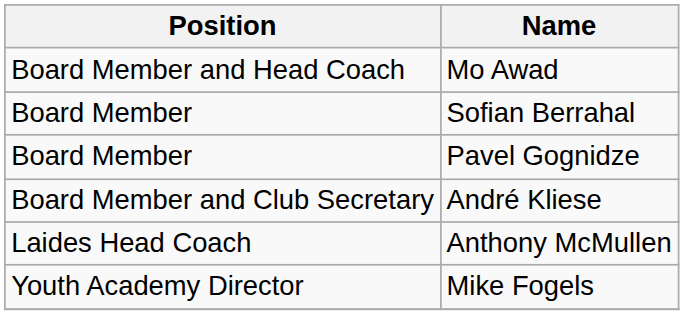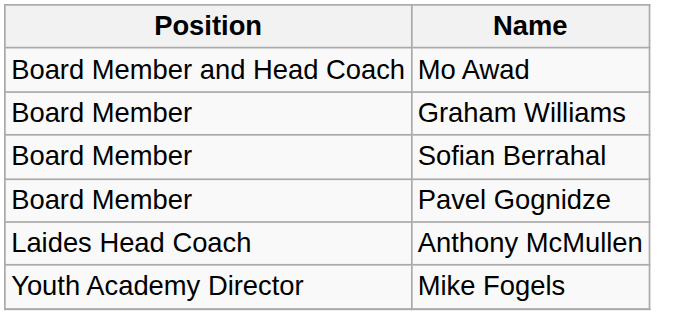+ row: (522, 112)
- row: (524, 199)
